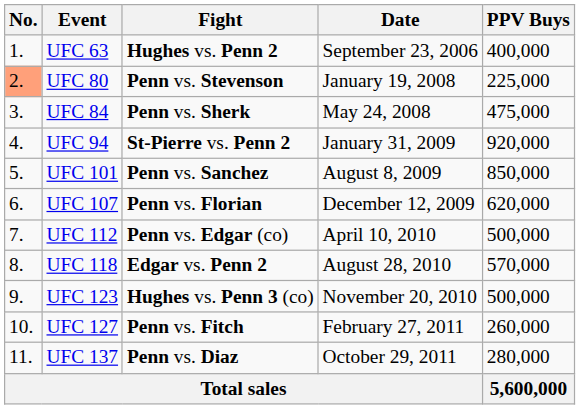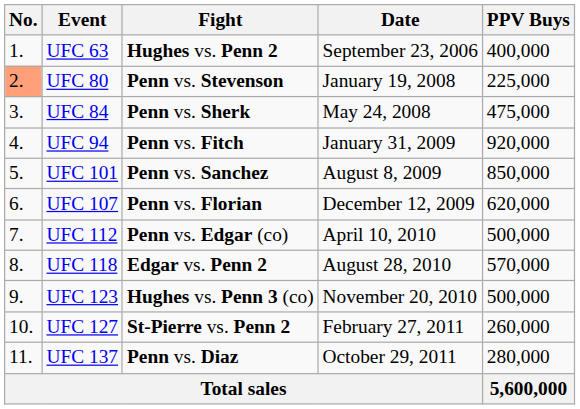(209, 142) St-Pierre vs. Penn 2 -> (185, 142) Penn vs. Fitch
(185, 326) Penn vs. Fitch -> (209, 326) St-Pierre vs. Penn 2
